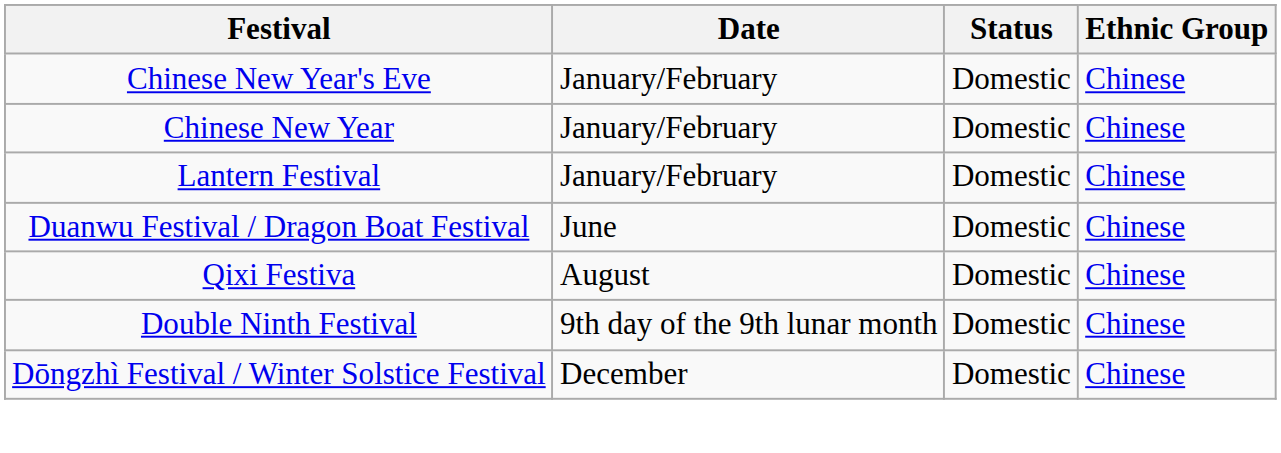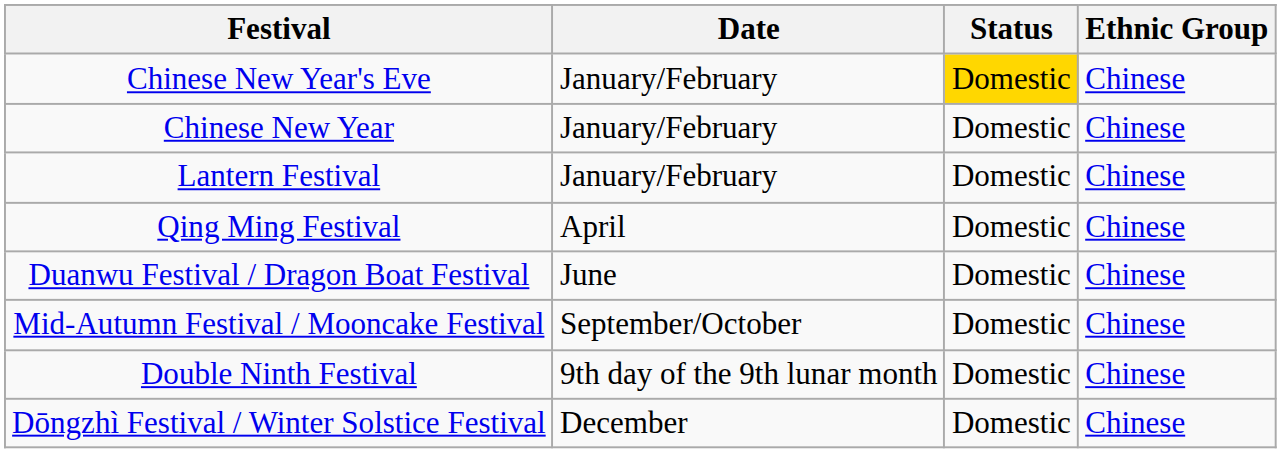(1011, 78) no background -> (1011, 78) gold background
+ row: (279, 226)
- row: (279, 275)
+ row: (279, 324)
